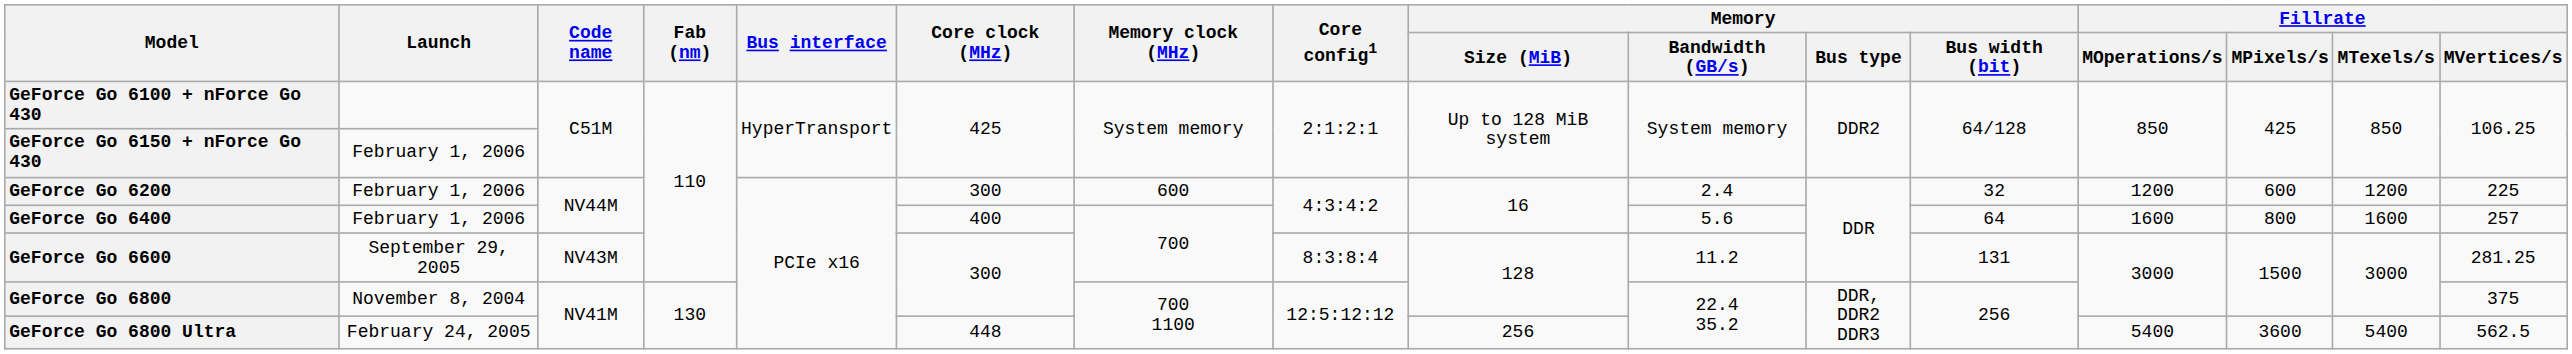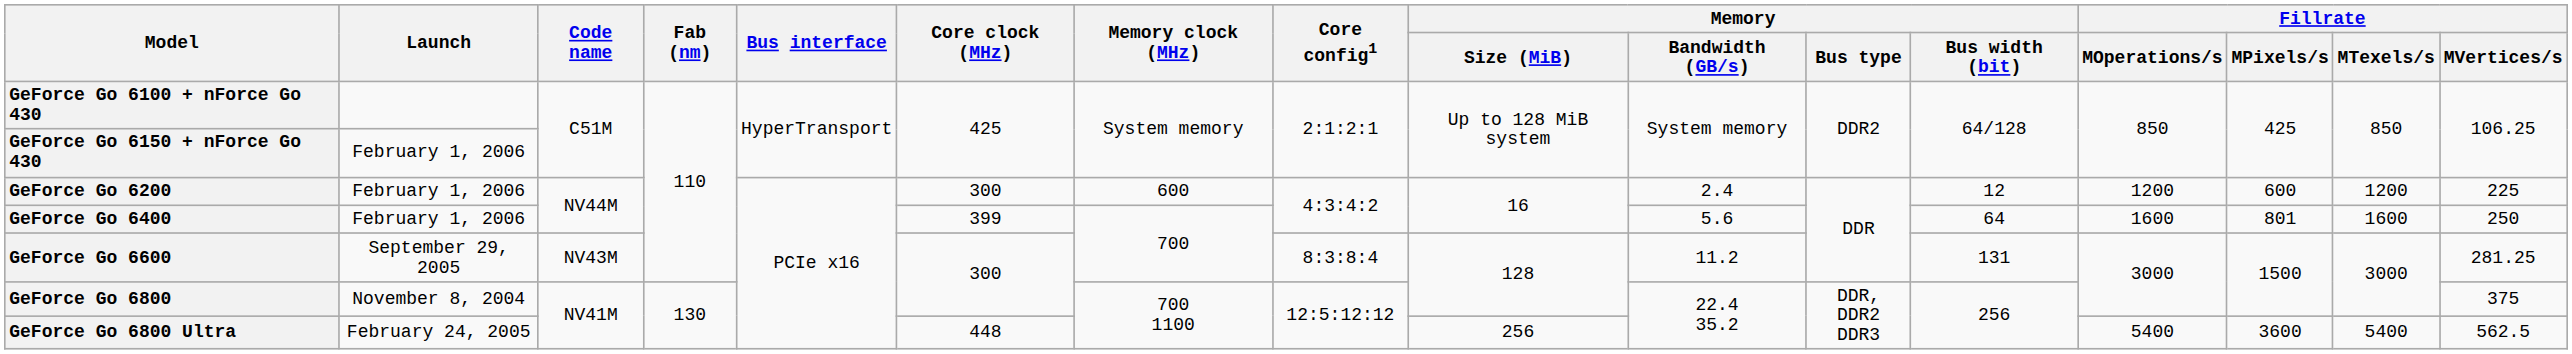(1994, 191) 32 -> (1994, 191) 12
(985, 220) 400 -> (985, 220) 399
(2280, 220) 800 -> (2280, 220) 801
(2503, 220) 257 -> (2503, 220) 250
